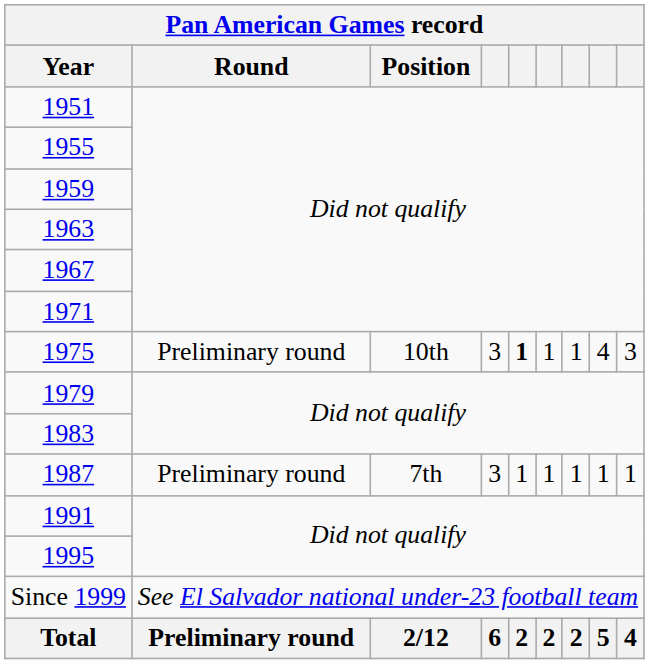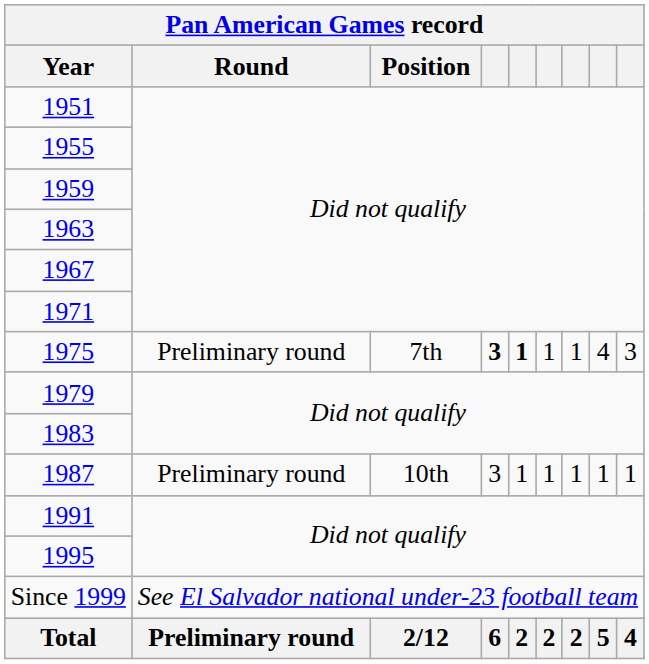(426, 351) 10th -> (426, 351) 7th
(495, 351) normal -> (495, 351) bold
(426, 474) 7th -> (426, 474) 10th
